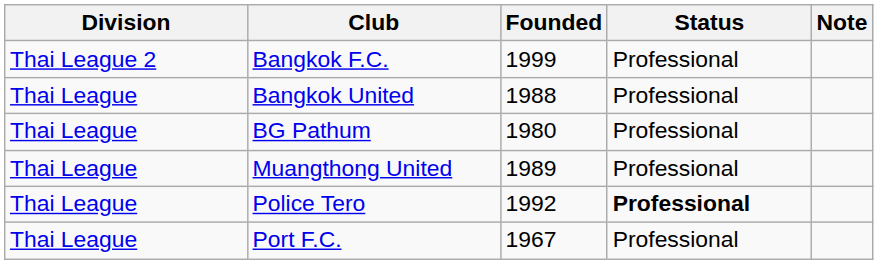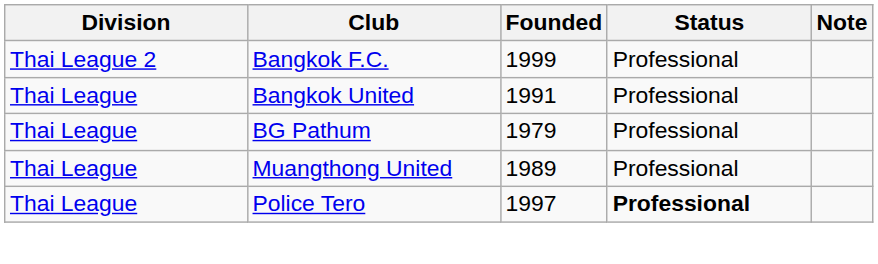(531, 95) 1988 -> (531, 95) 1991
(531, 131) 1980 -> (531, 131) 1979
(531, 204) 1992 -> (531, 204) 1997
- row: (297, 240)
